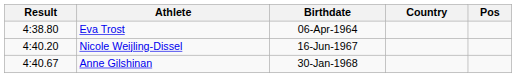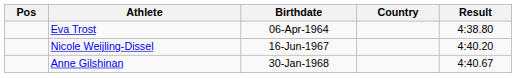columns swapped: (490, 13) <-> (41, 13)
